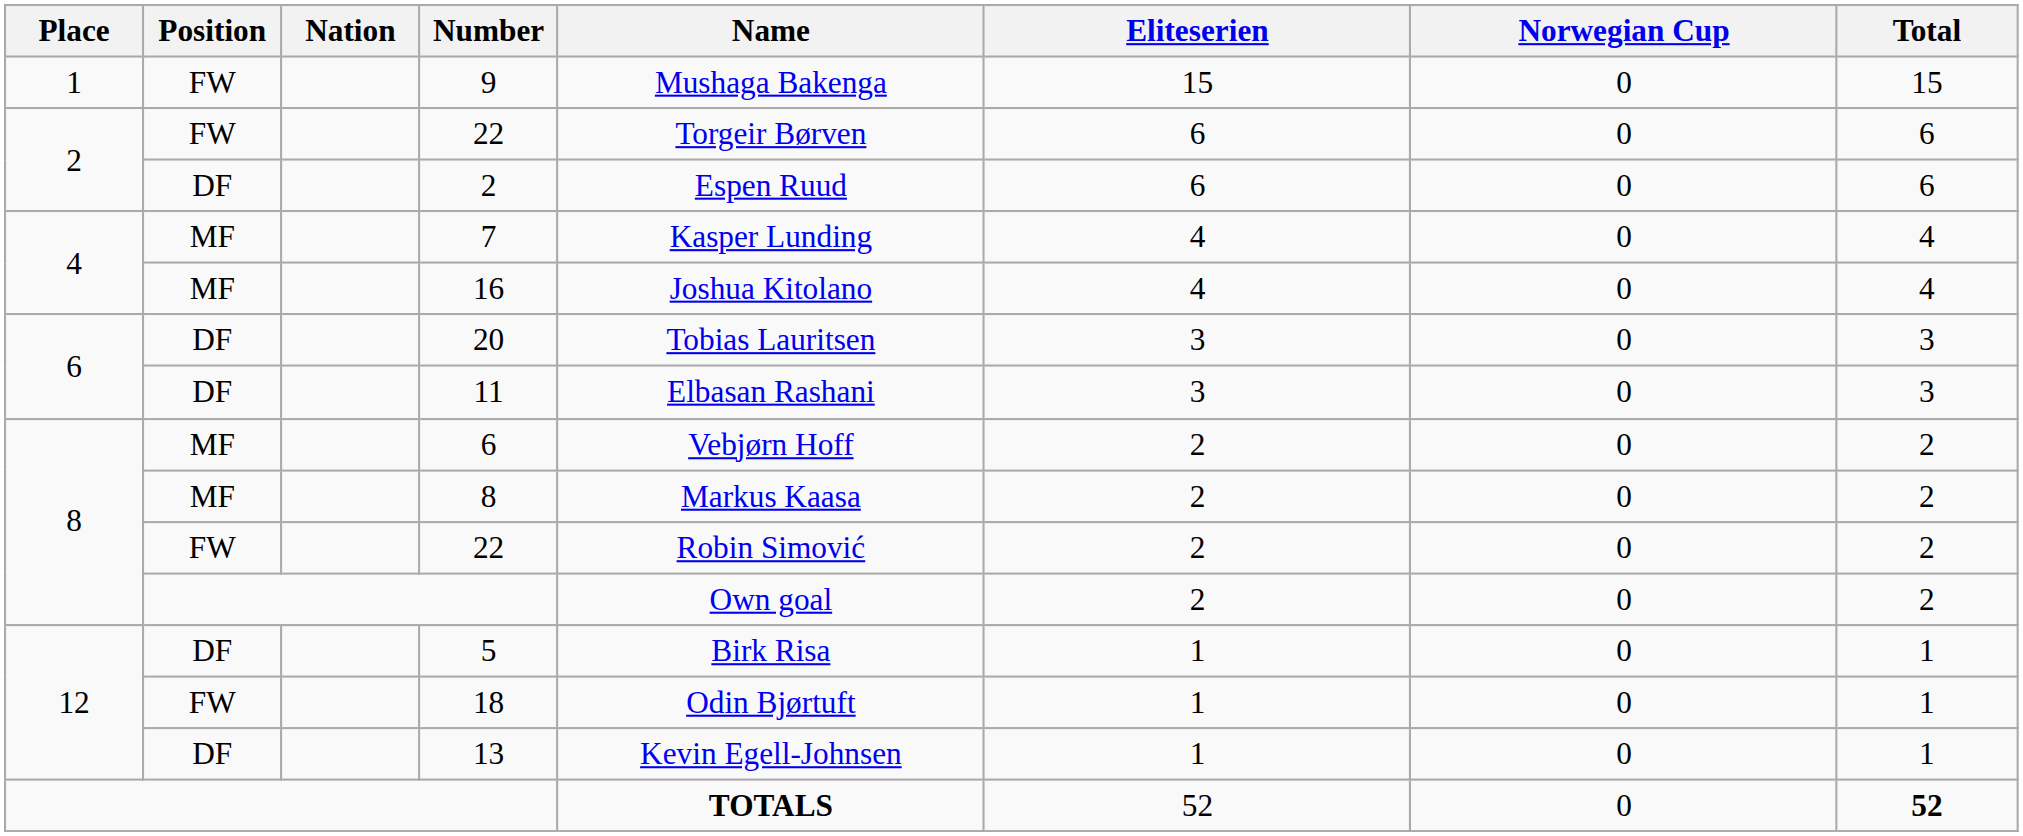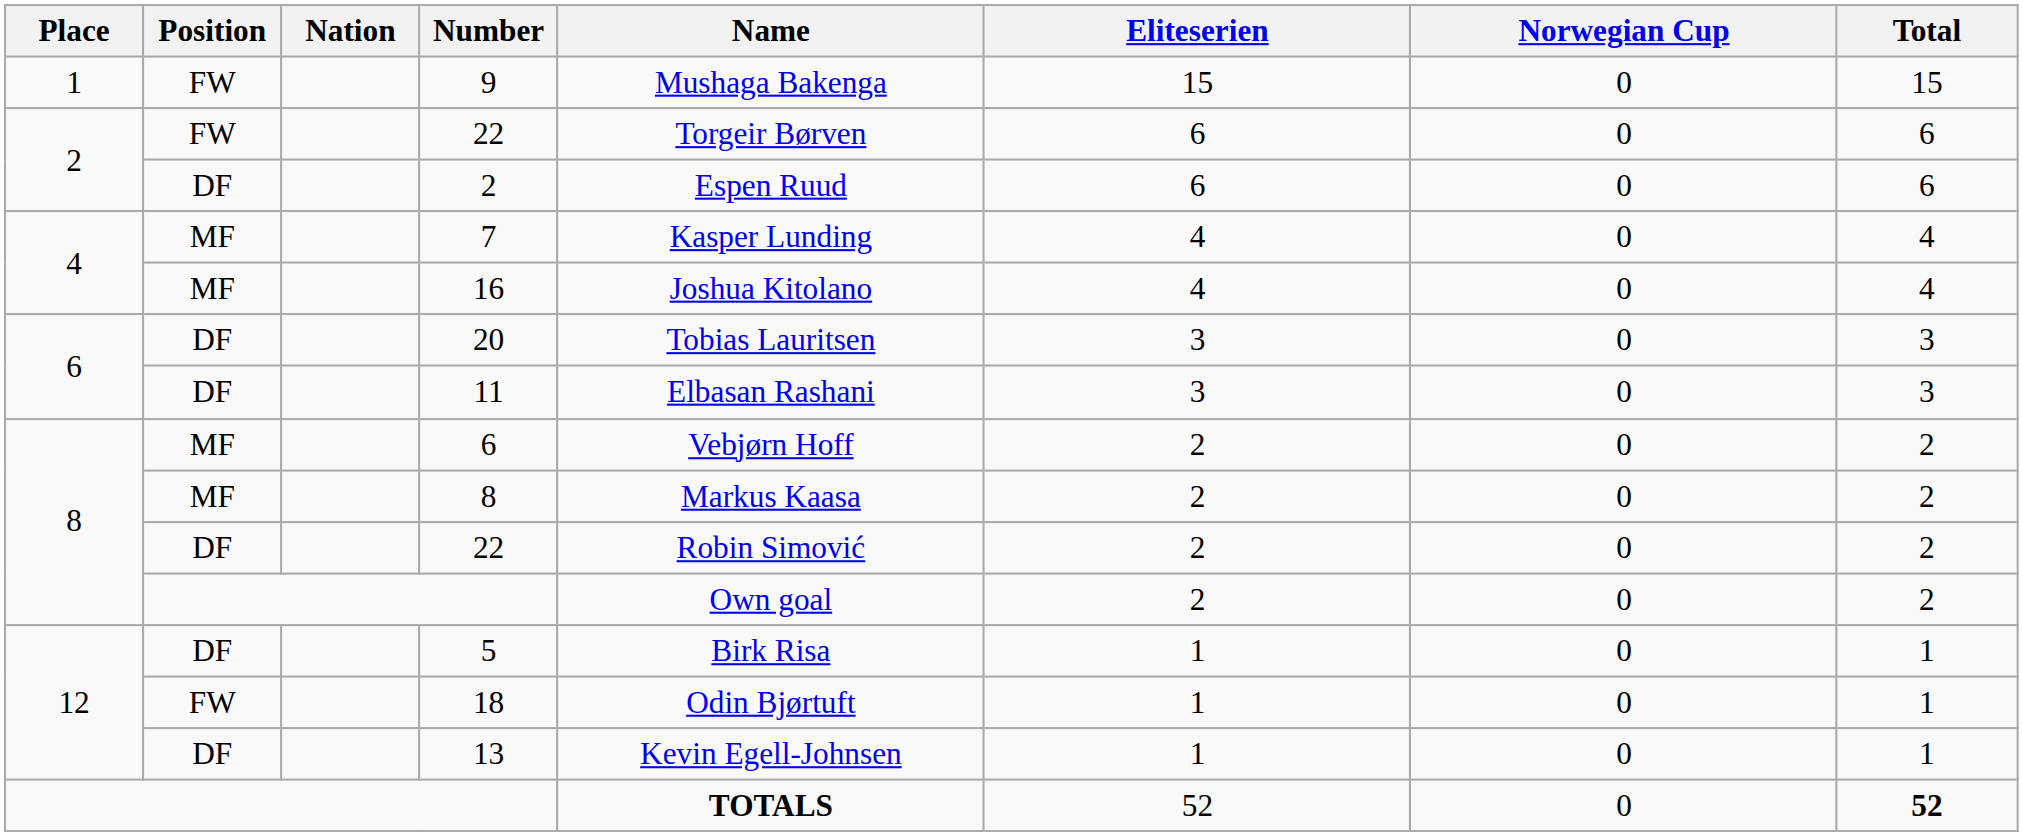(212, 546) FW -> (212, 546) DF
